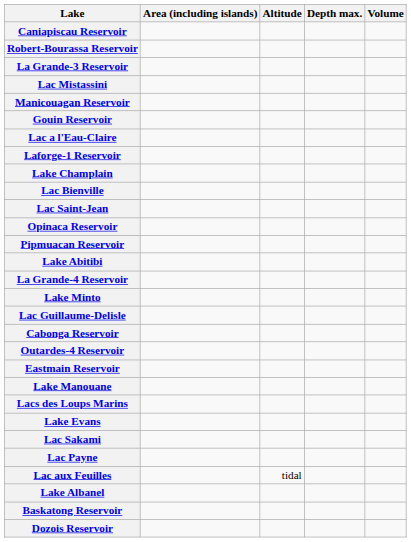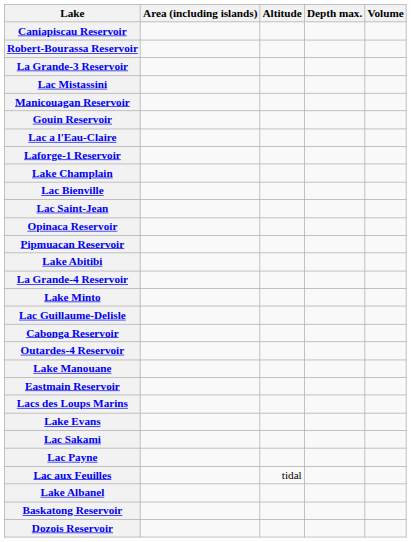rows swapped: (72, 368) <-> (72, 386)
